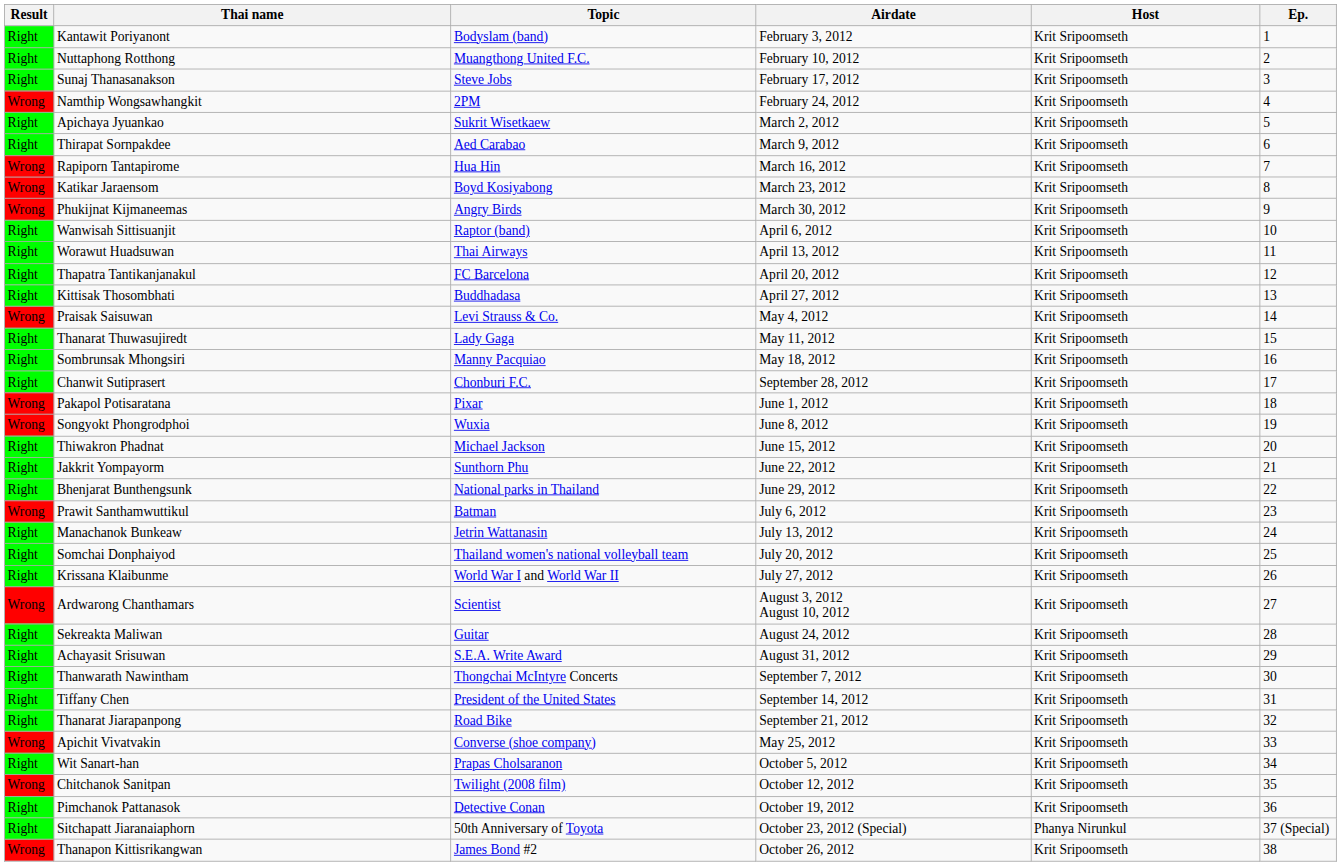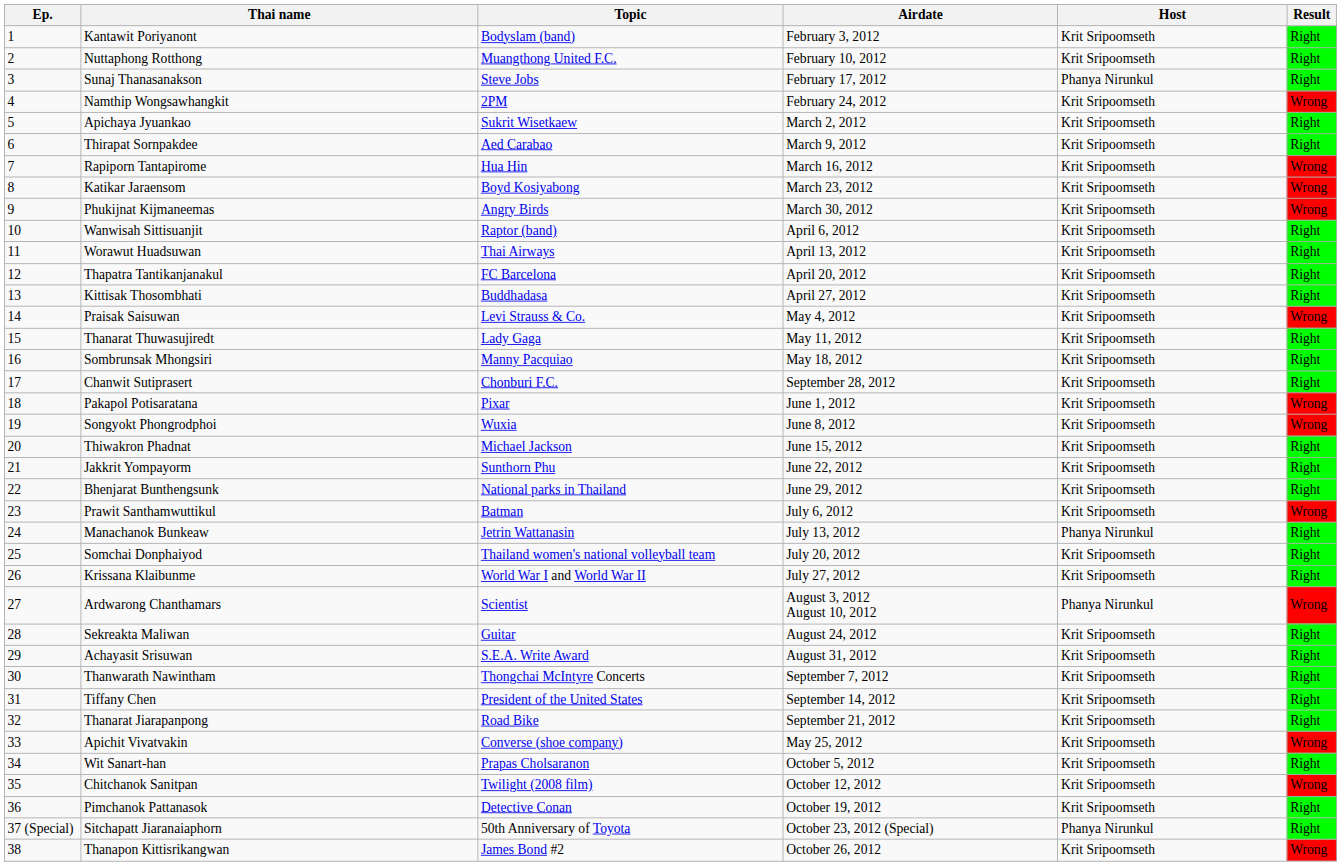columns swapped: (1298, 15) <-> (29, 15)
(1081, 79) Krit Sripoomseth -> (1107, 79) Phanya Nirunkul
(1081, 532) Krit Sripoomseth -> (1107, 532) Phanya Nirunkul
(1081, 605) Krit Sripoomseth -> (1107, 605) Phanya Nirunkul
